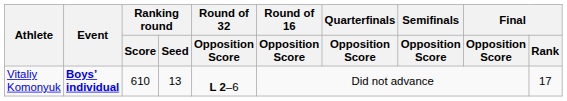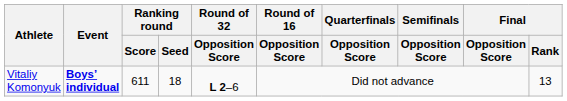(140, 81) 610 -> (140, 81) 611
(175, 81) 13 -> (175, 81) 18
(545, 81) 17 -> (545, 81) 13
